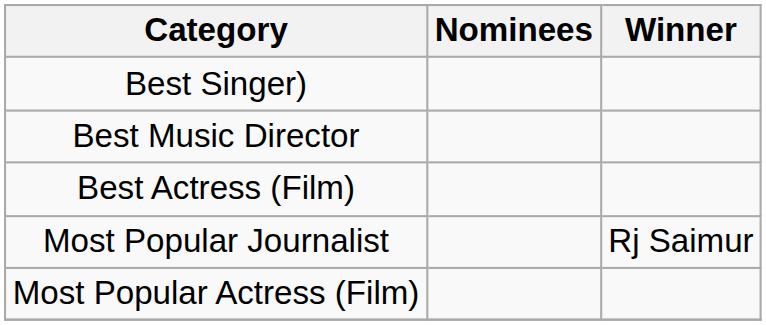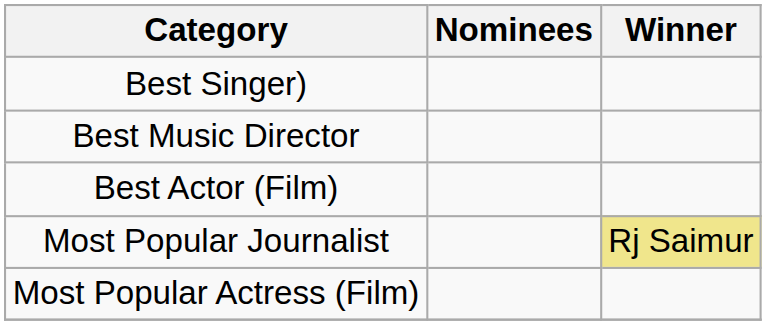+ row: (216, 188)
- row: (216, 188)
(681, 240) no background -> (681, 240) khaki background
